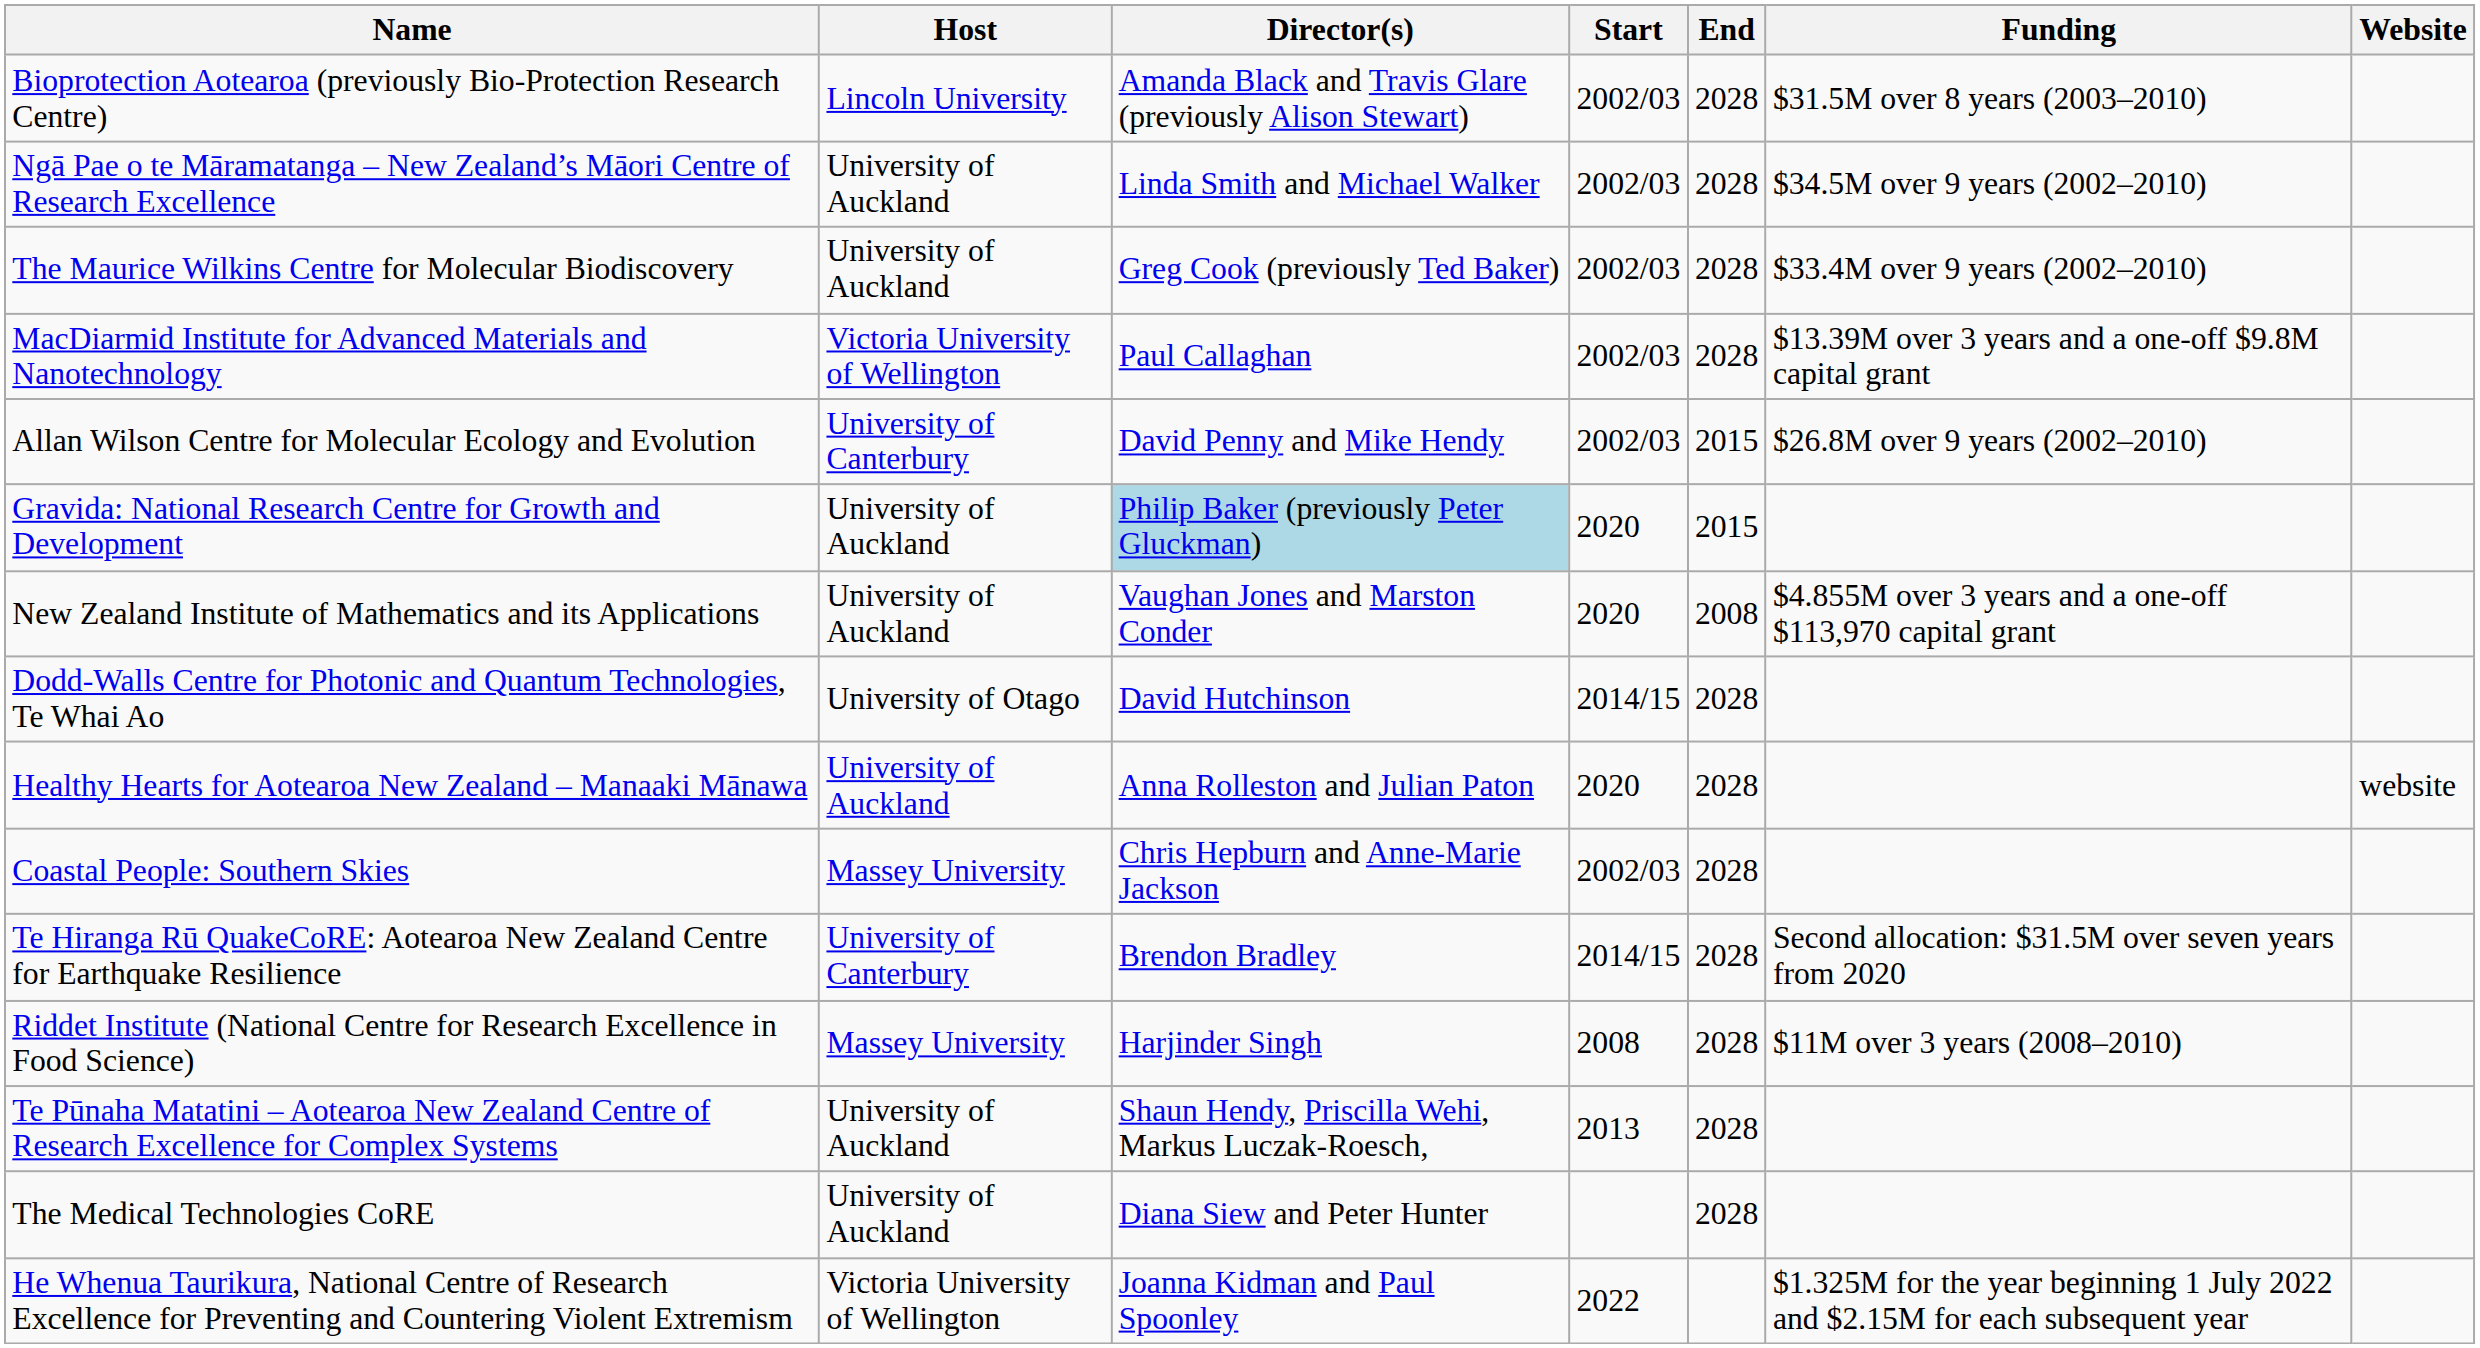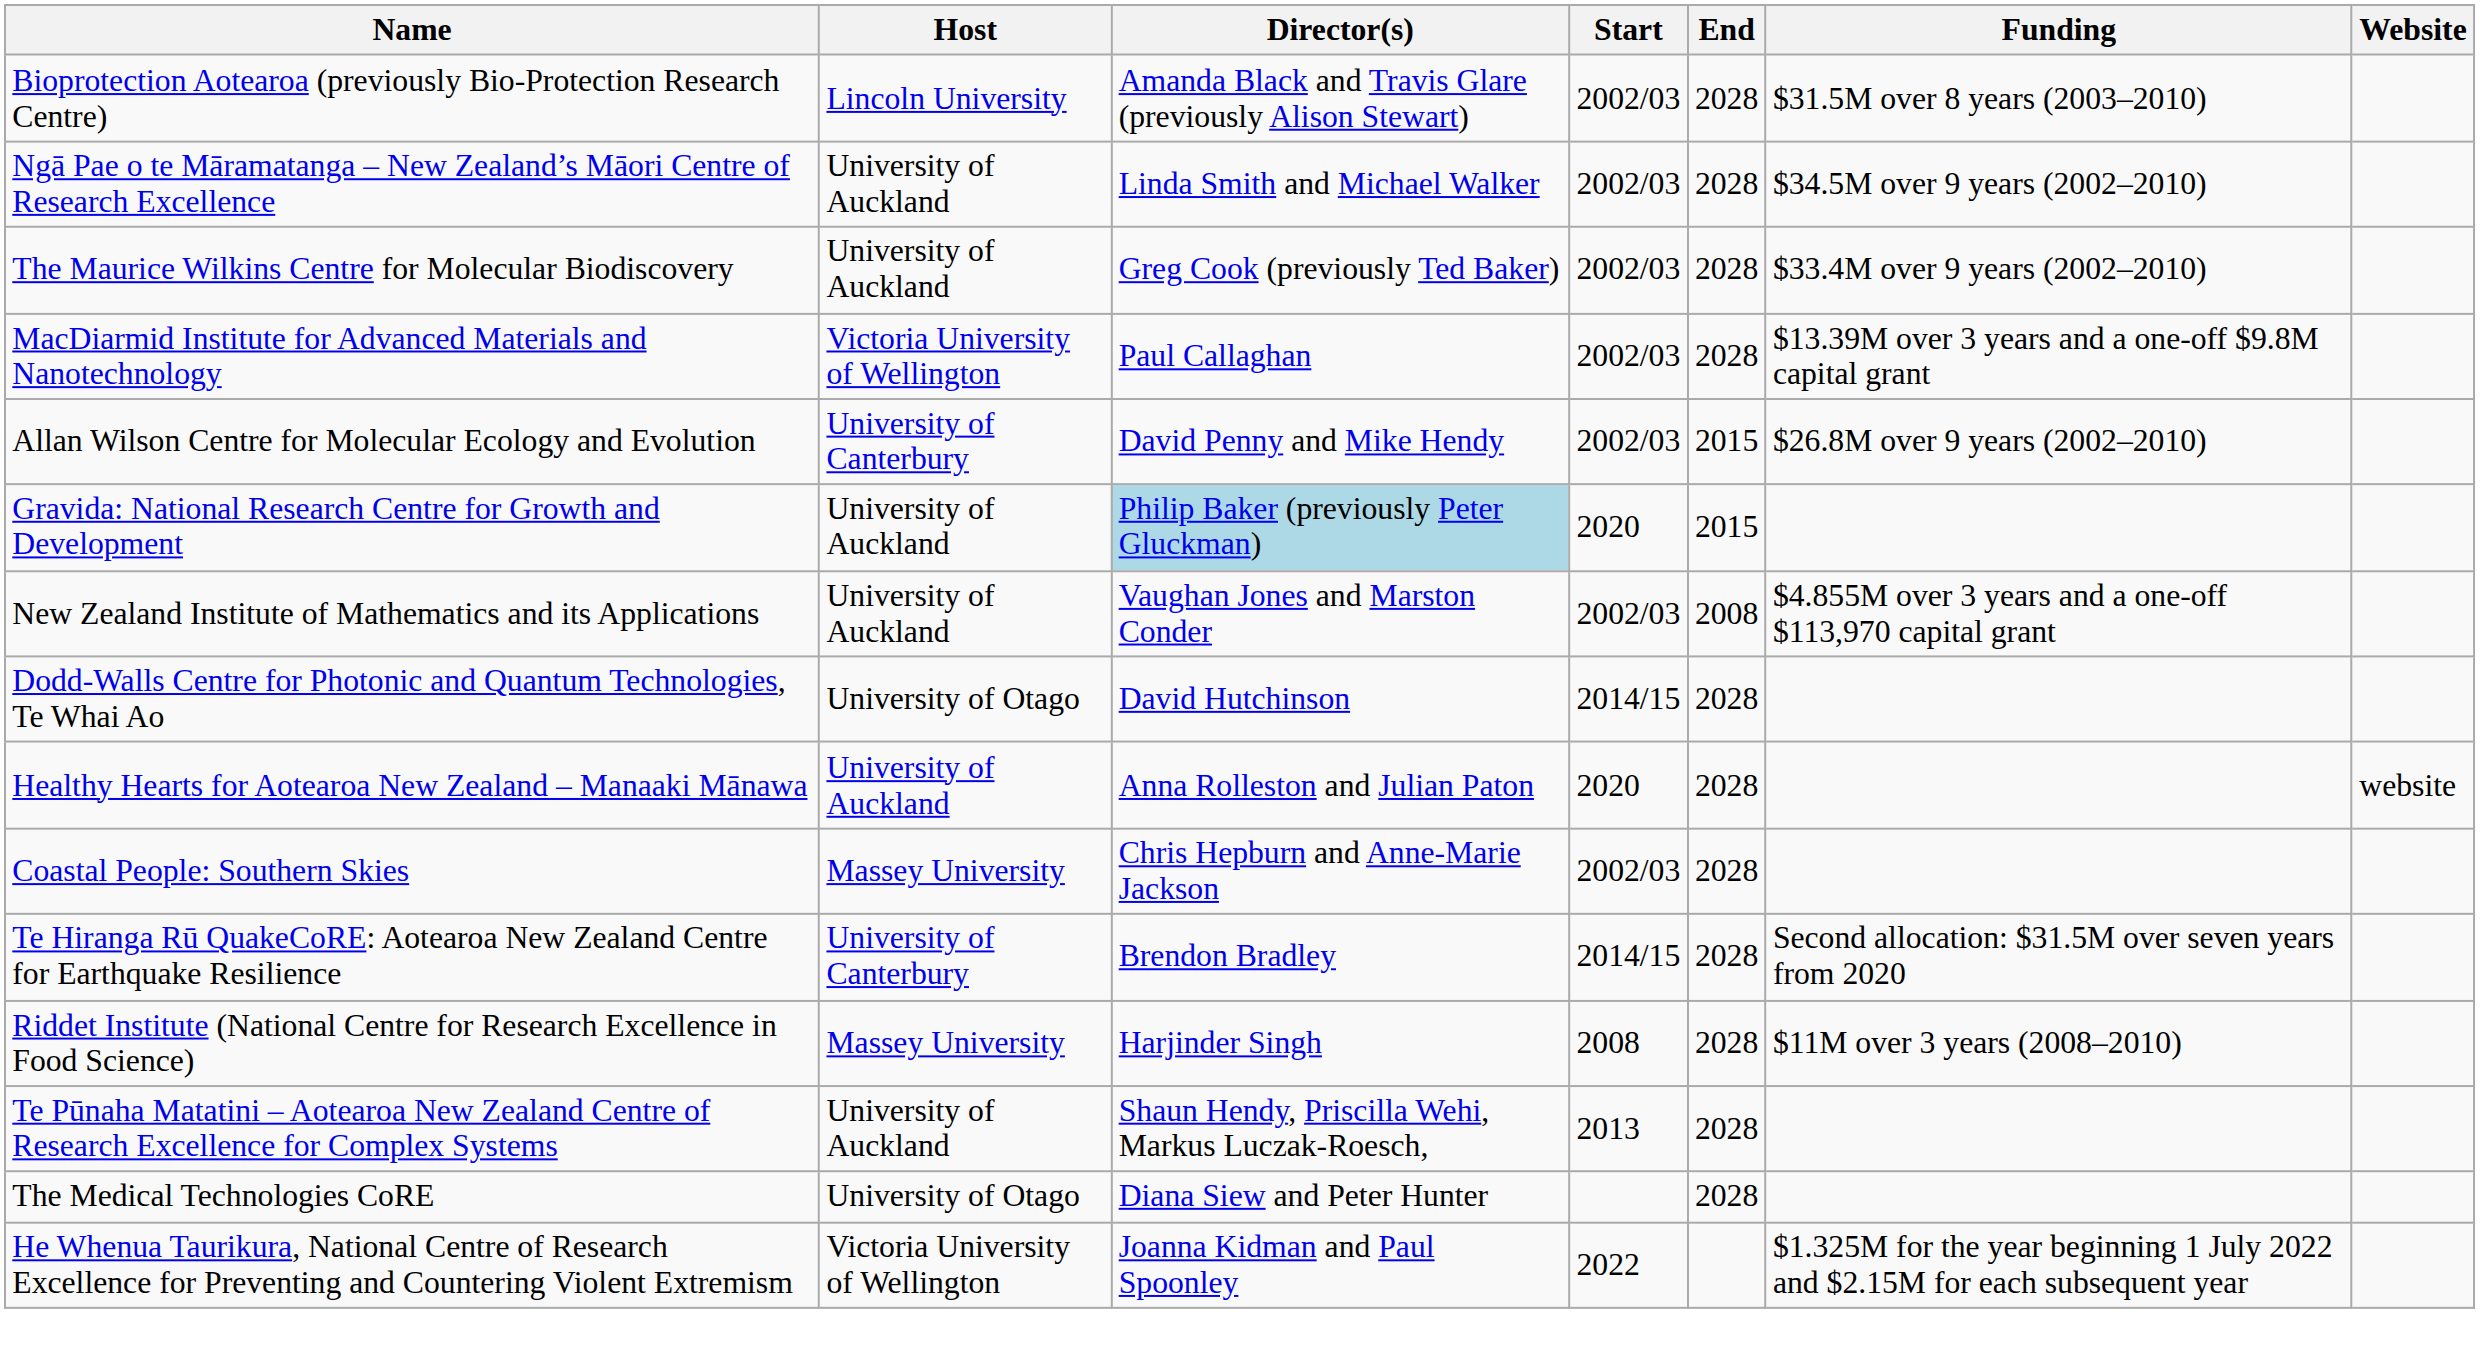(1608, 612) 2020 -> (1628, 612) 2002/03
(910, 1214) University of Auckland -> (953, 1196) University of Otago
